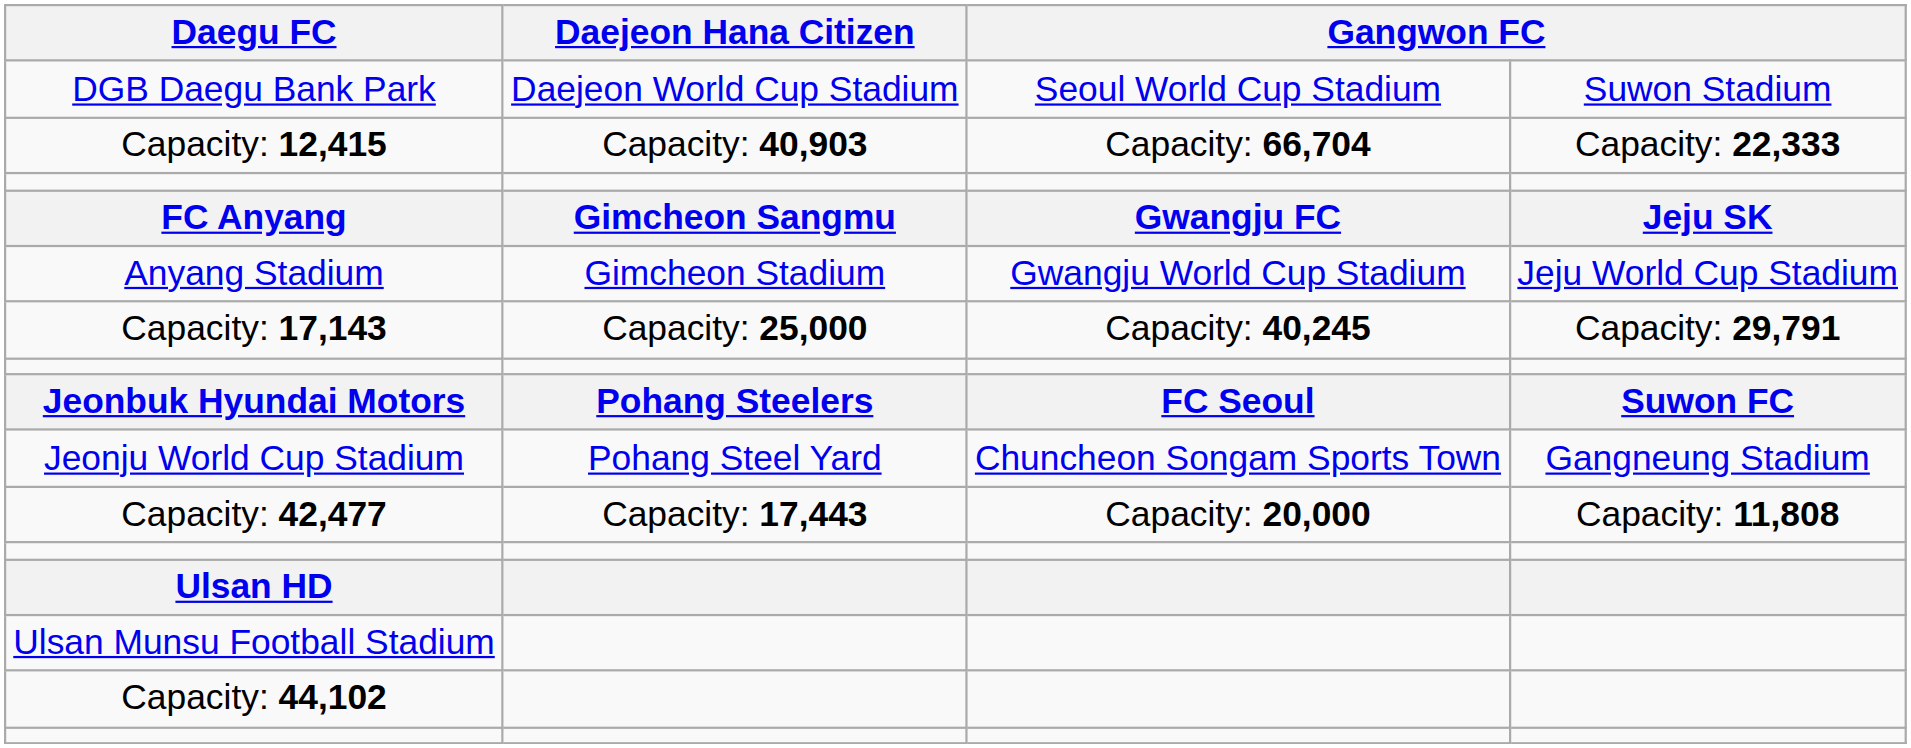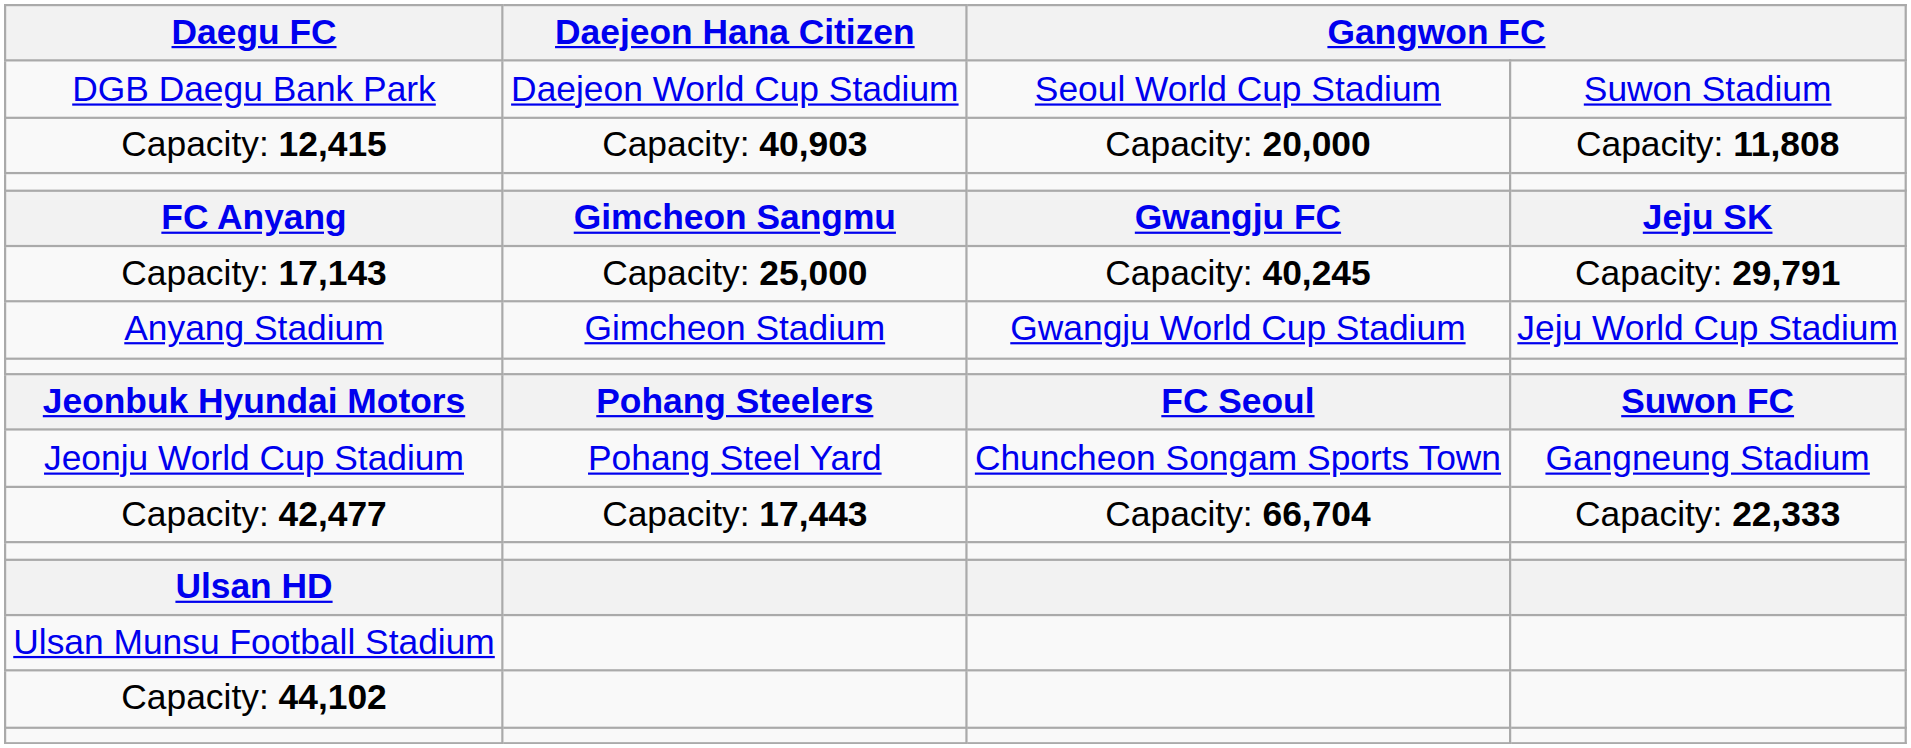(1238, 144) Capacity: 66,704 -> (1238, 144) Capacity: 20,000
(1708, 144) Capacity: 22,333 -> (1708, 144) Capacity: 11,808
rows swapped: (254, 273) <-> (254, 329)
(1238, 513) Capacity: 20,000 -> (1238, 513) Capacity: 66,704
(1708, 513) Capacity: 11,808 -> (1708, 513) Capacity: 22,333
